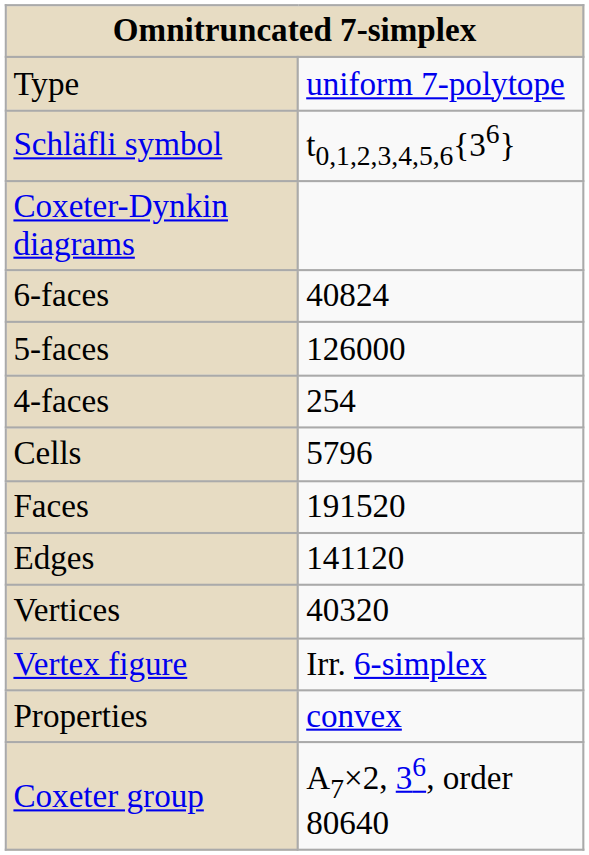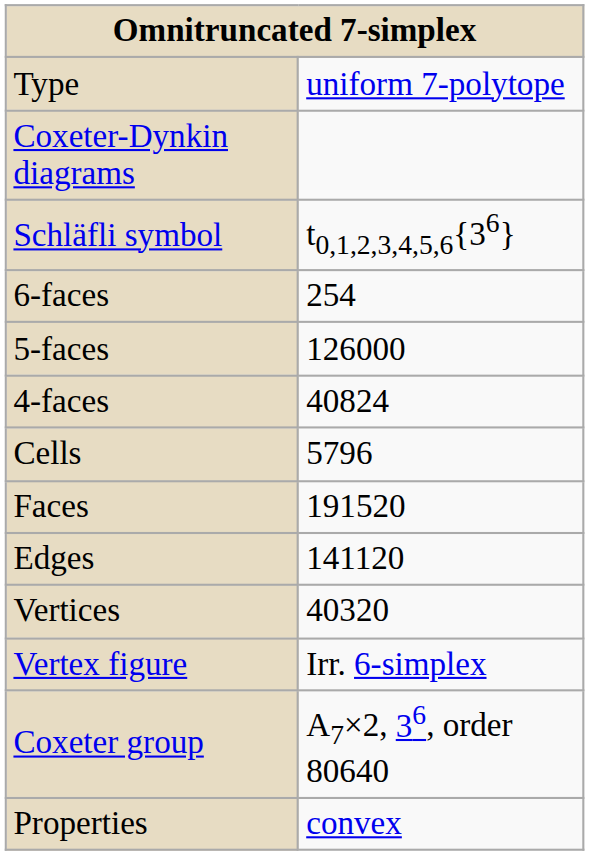rows swapped: (118, 144) <-> (121, 224)
(348, 295) 40824 -> (331, 295) 254
(331, 400) 254 -> (348, 400) 40824
rows swapped: (109, 796) <-> (81, 716)
